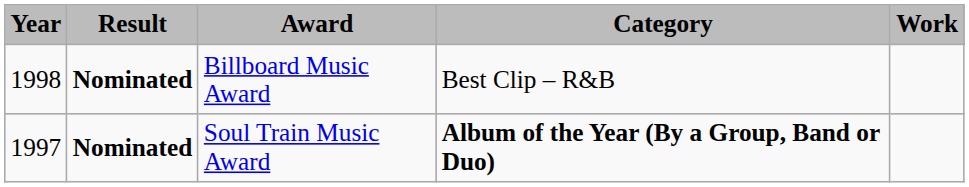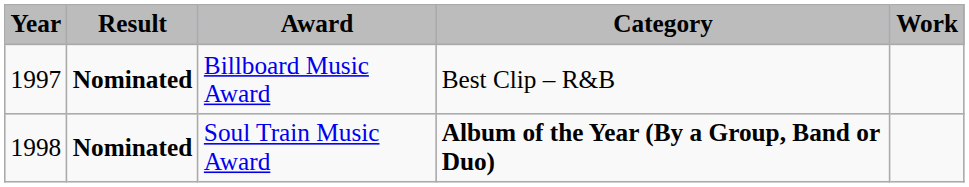(36, 78) 1998 -> (36, 78) 1997
(36, 147) 1997 -> (36, 147) 1998
